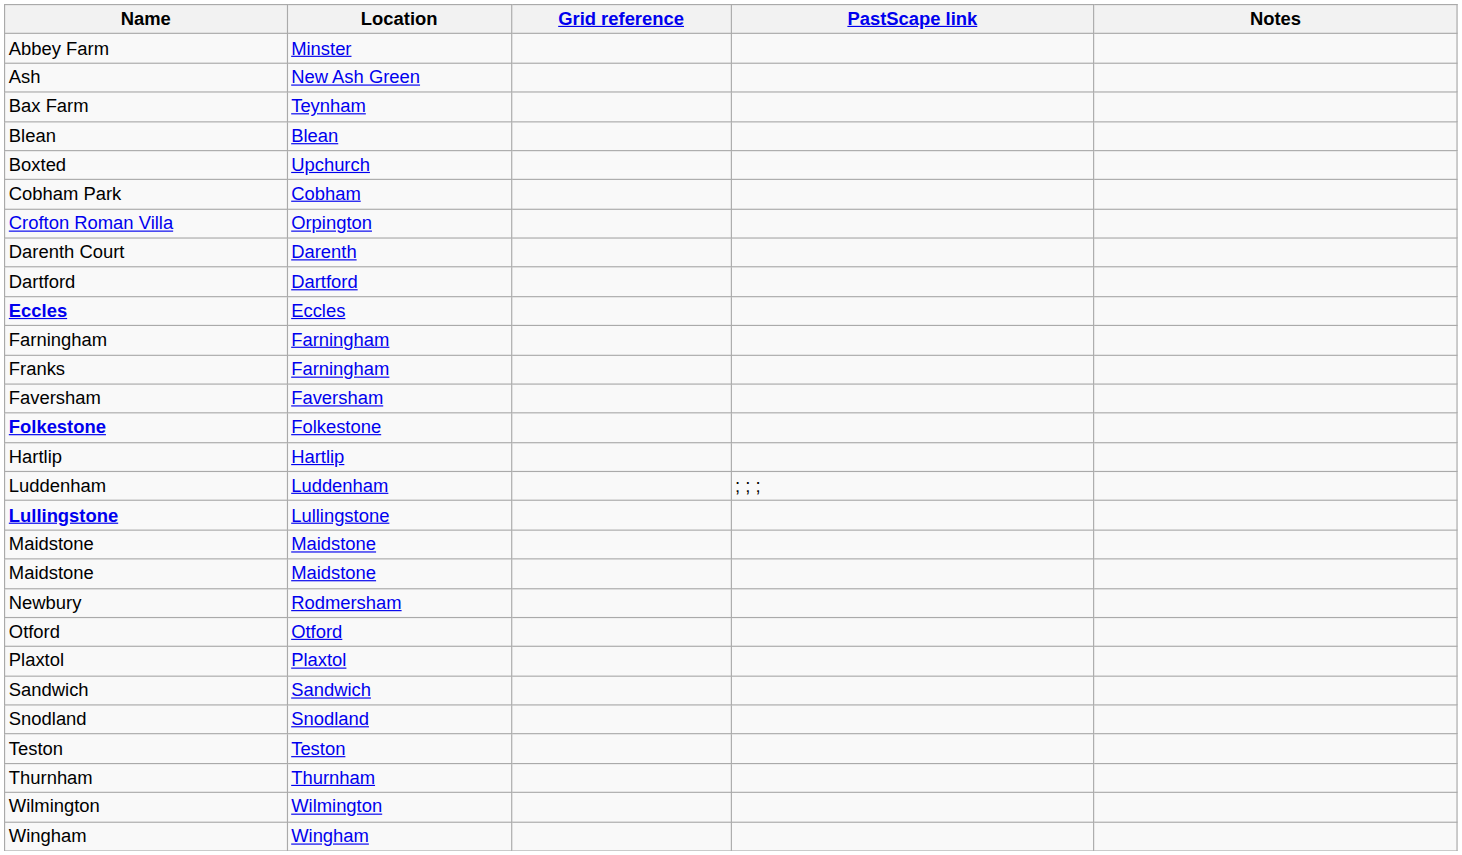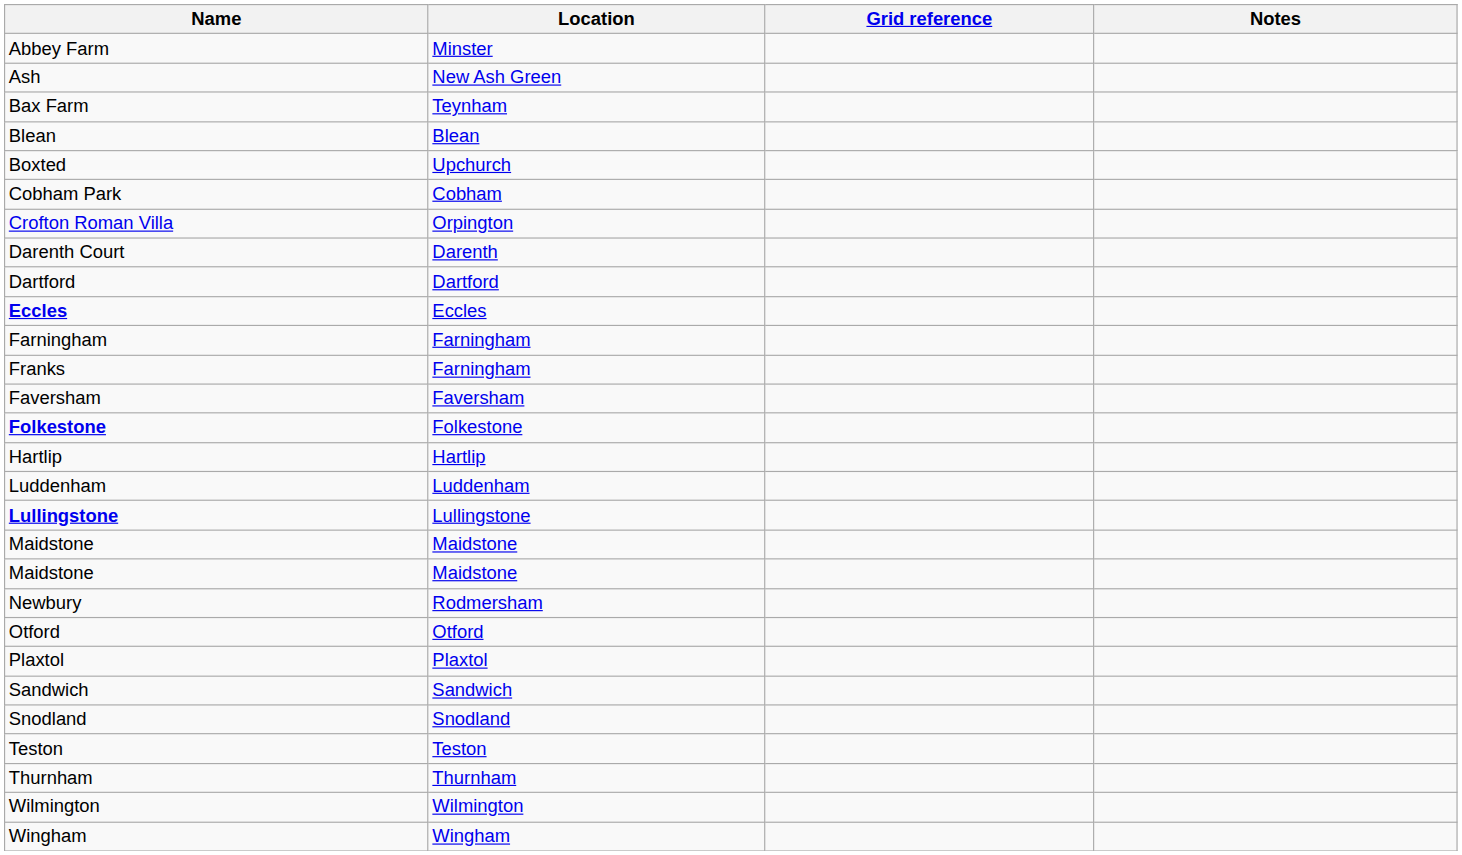- column: (912, 19)
